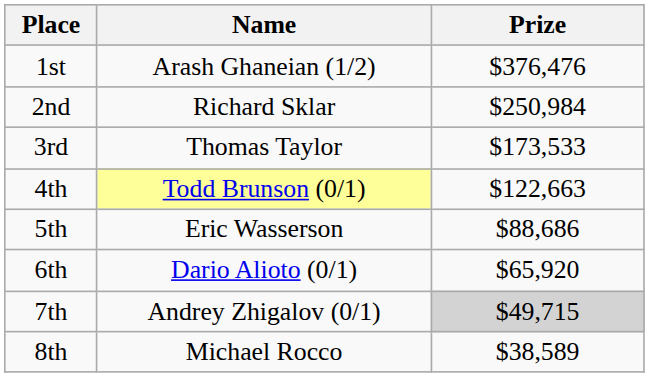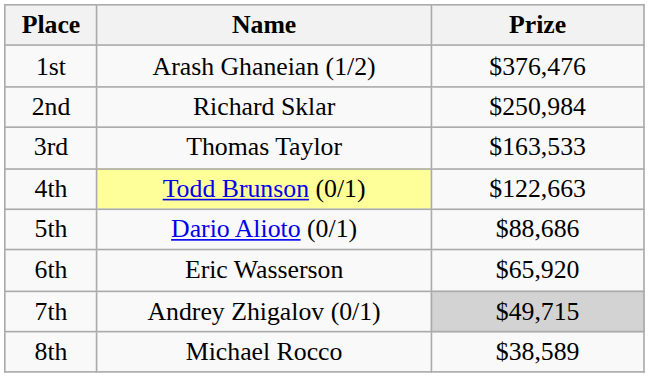(538, 147) $173,533 -> (538, 147) $163,533
(264, 229) Eric Wasserson -> (264, 229) Dario Alioto (0/1)
(264, 270) Dario Alioto (0/1) -> (264, 270) Eric Wasserson
